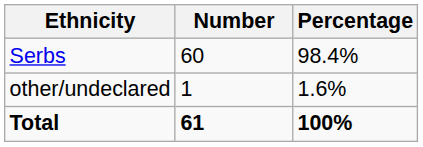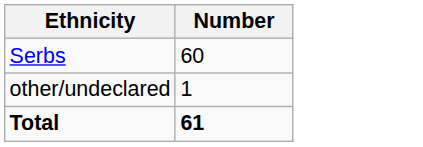- column: (355, 21)
